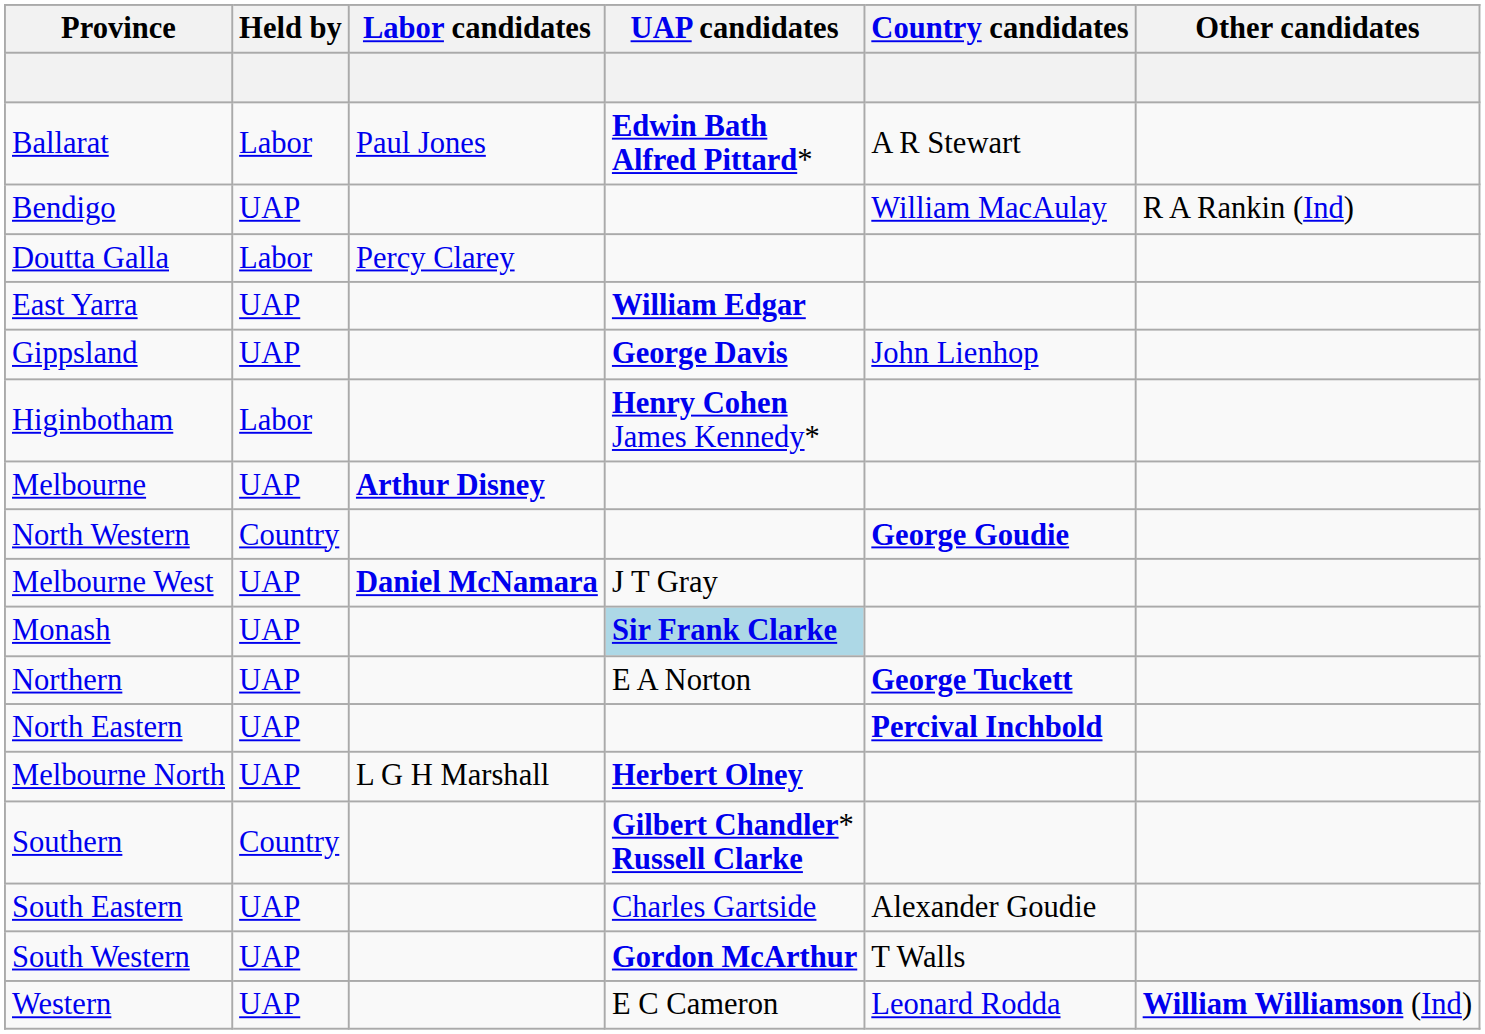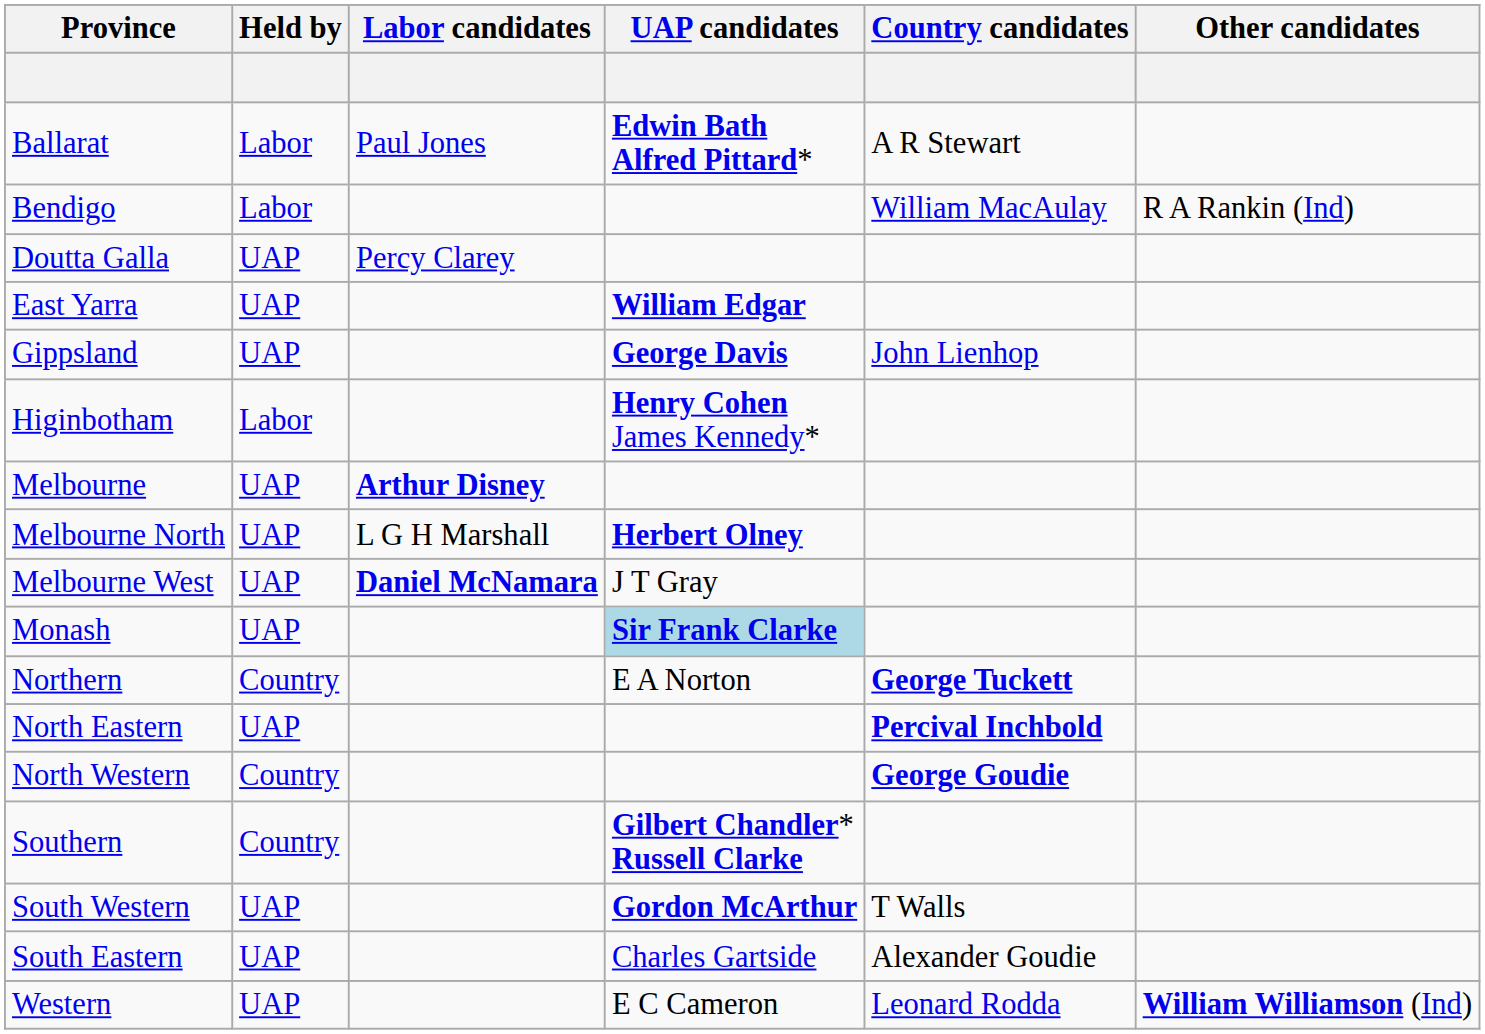(270, 208) UAP -> (276, 208) Labor
(276, 256) Labor -> (270, 256) UAP
rows swapped: (119, 776) <-> (101, 533)
(270, 679) UAP -> (289, 679) Country
rows swapped: (97, 907) <-> (101, 955)
